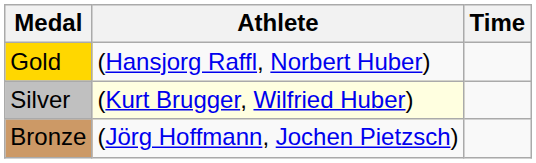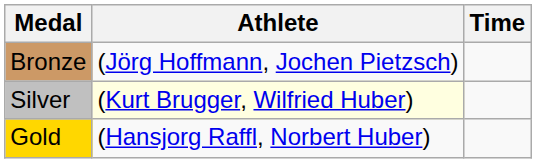rows swapped: (36, 61) <-> (48, 137)
